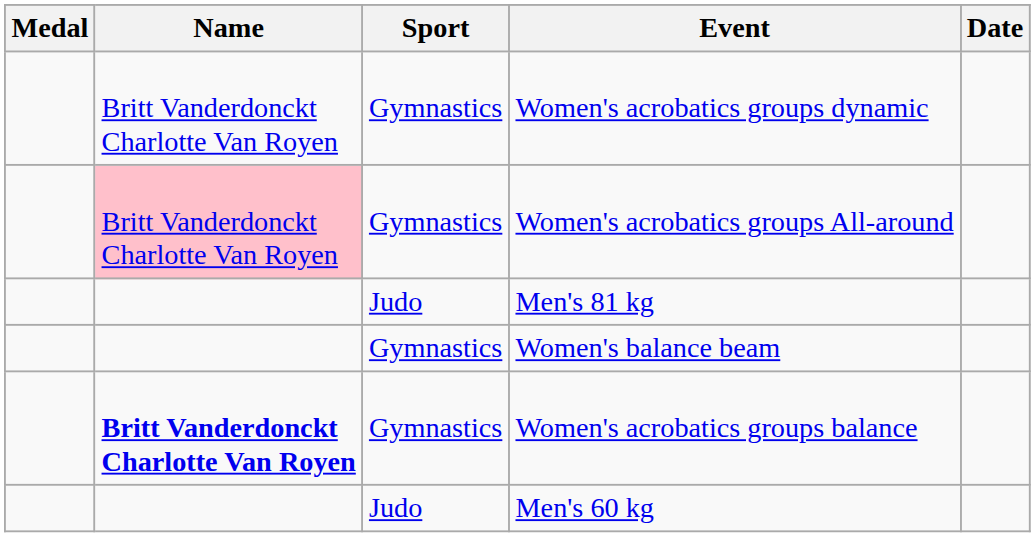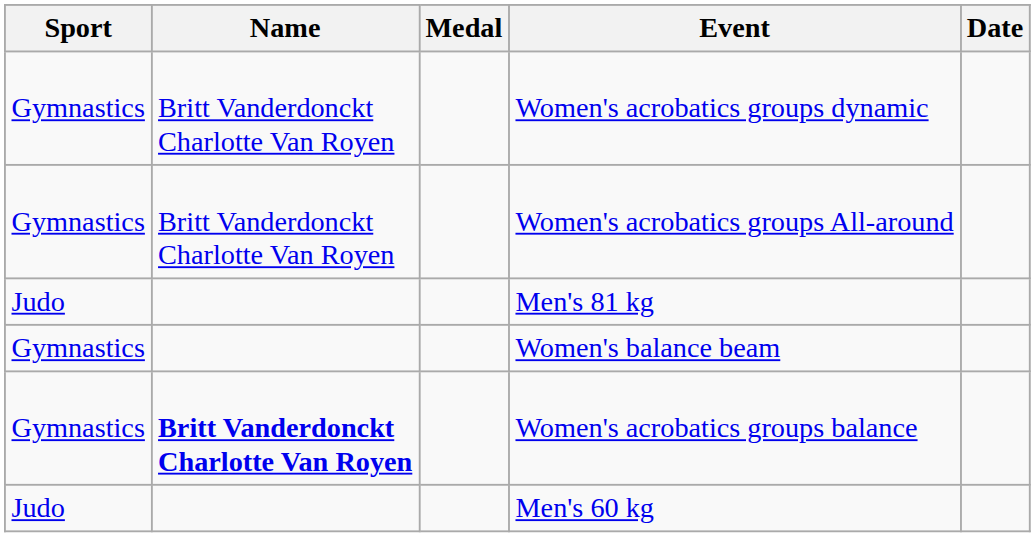columns swapped: (50, 27) <-> (436, 27)
(220, 238) pink background -> (276, 238) no background
